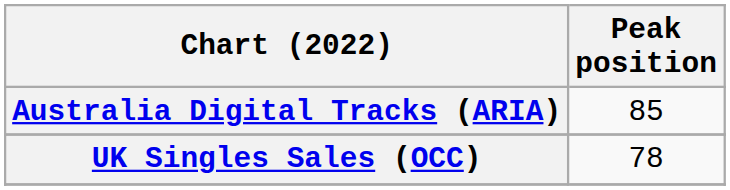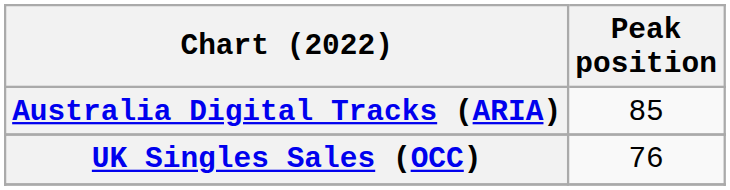(646, 159) 78 -> (646, 159) 76
